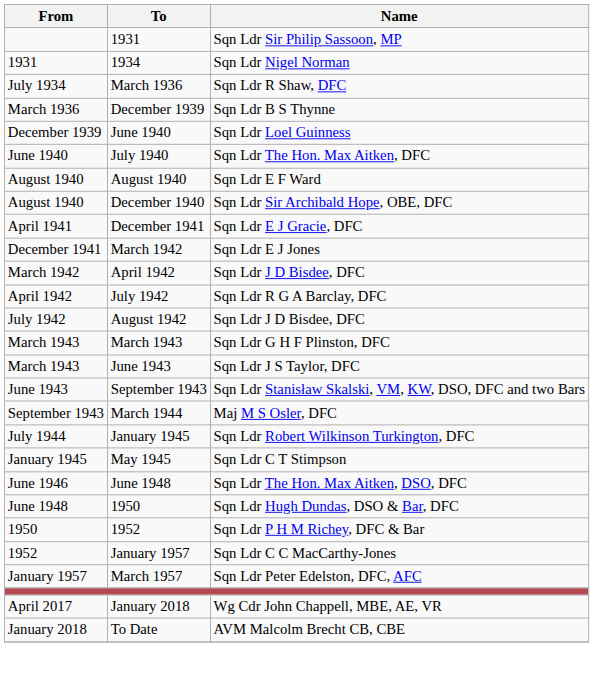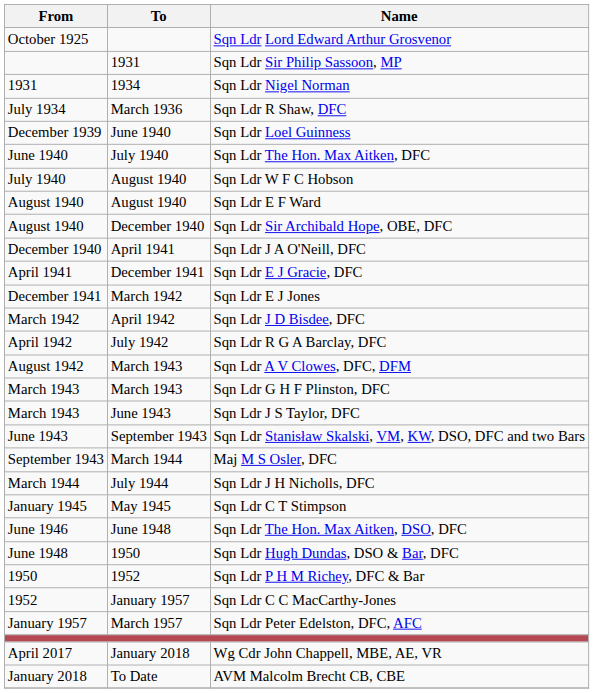+ row: (48, 39)
- row: (44, 109)
+ row: (37, 179)
+ row: (55, 249)
- row: (37, 319)
+ row: (46, 366)
+ row: (44, 483)
- row: (37, 436)
